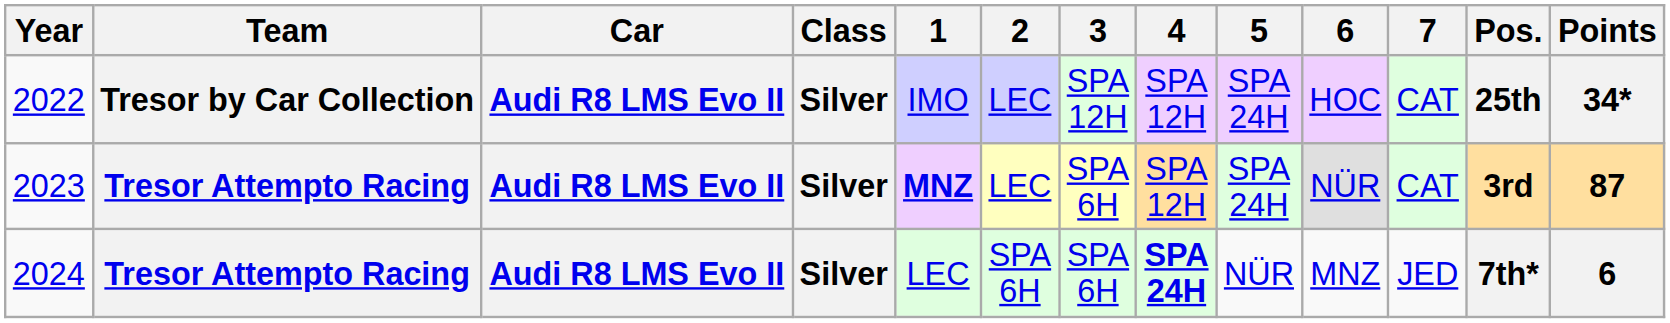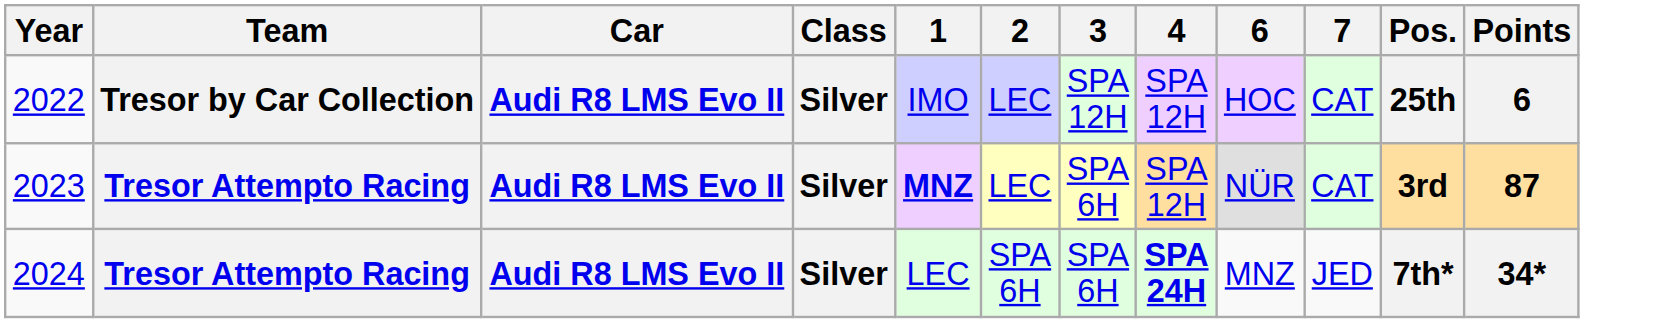- column: (1259, 30)
(1607, 99) 34* -> (1522, 99) 6
(1607, 273) 6 -> (1522, 273) 34*
